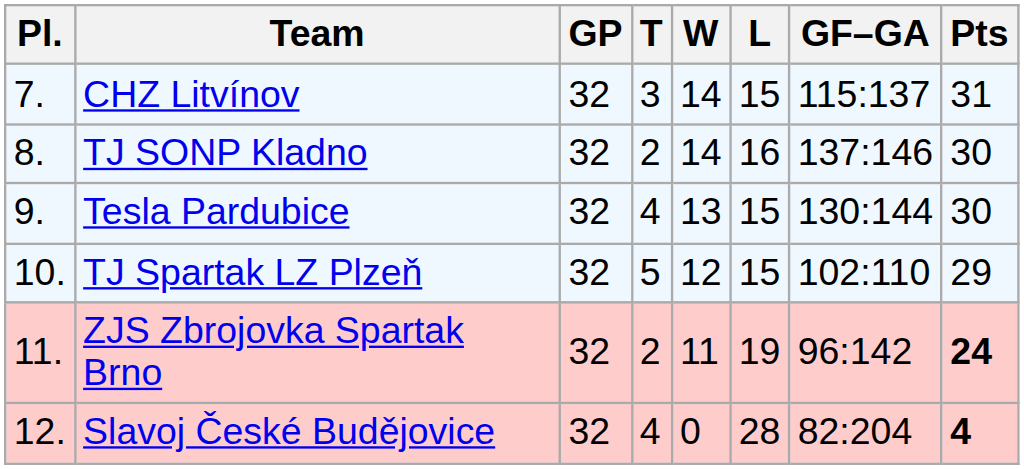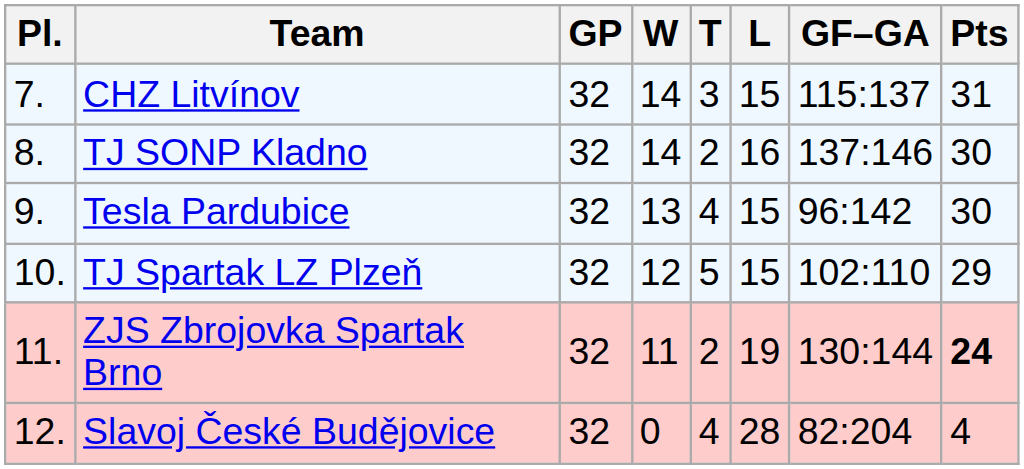columns swapped: (701, 34) <-> (651, 34)
(865, 212) 130:144 -> (855, 212) 96:142
(855, 352) 96:142 -> (865, 352) 130:144
(961, 432) bold -> (961, 432) normal
